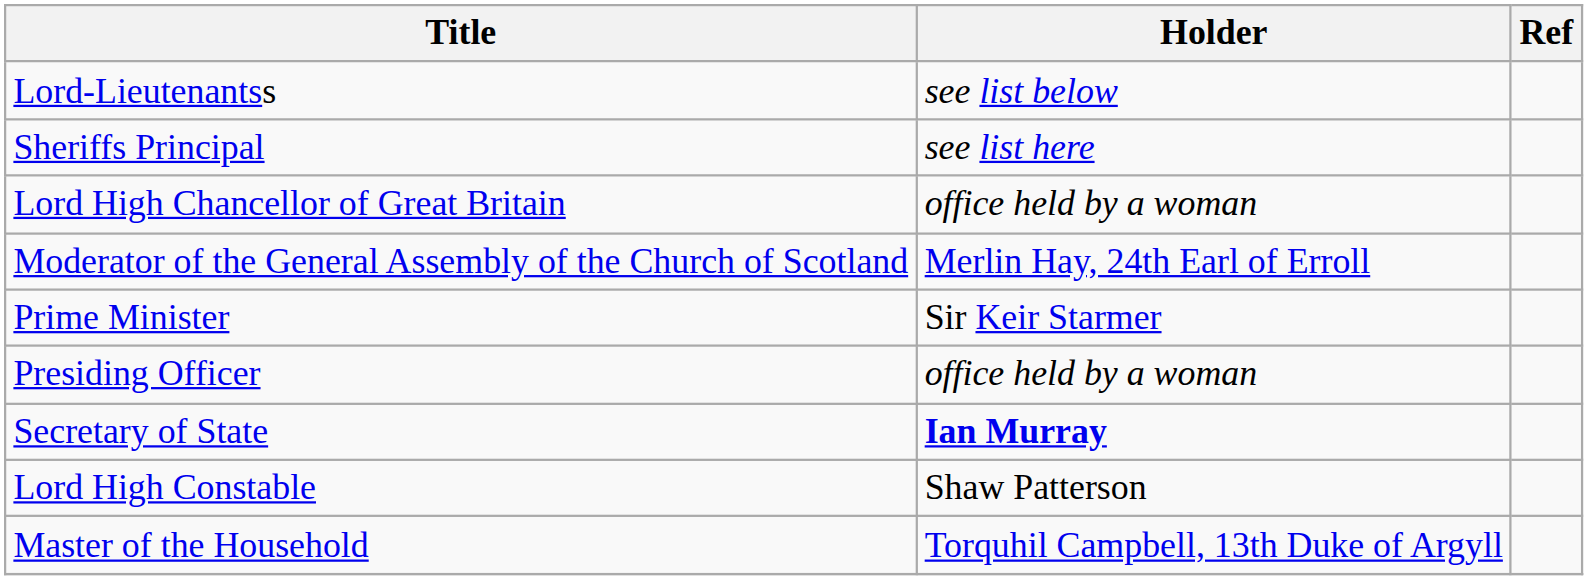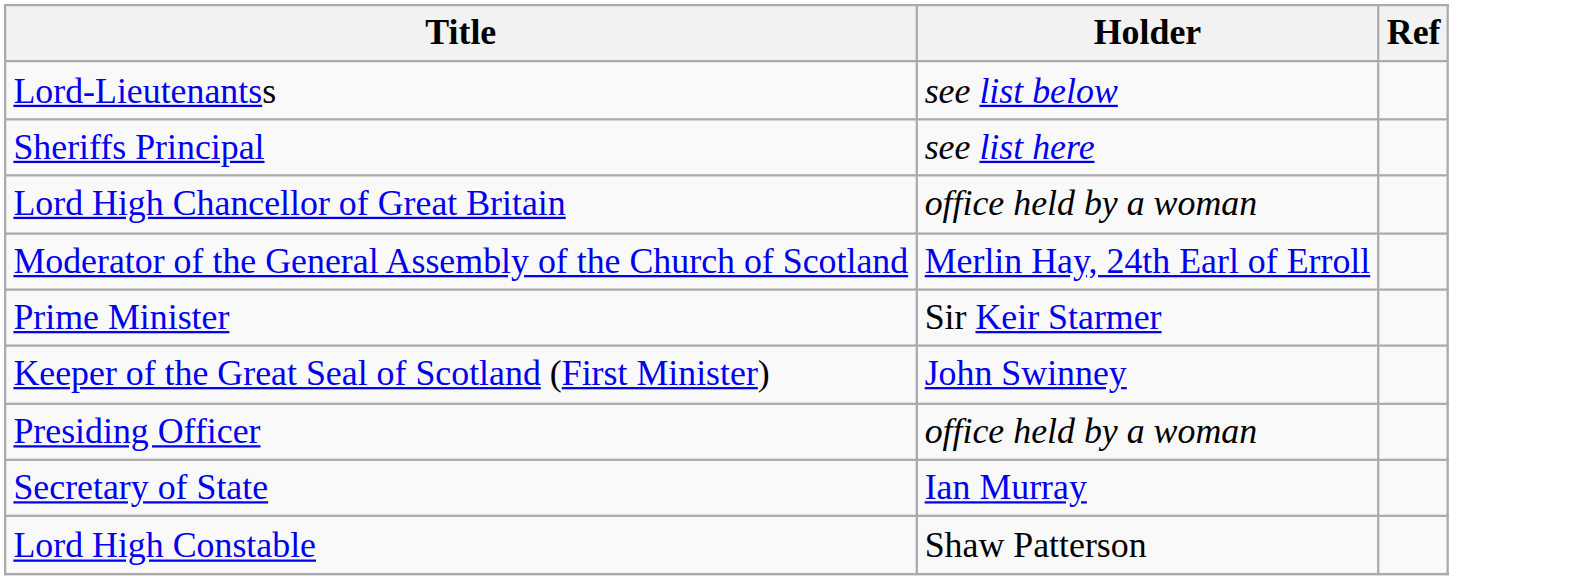+ row: (392, 373)
(1016, 430) bold -> (1006, 487) normal
- row: (191, 544)
